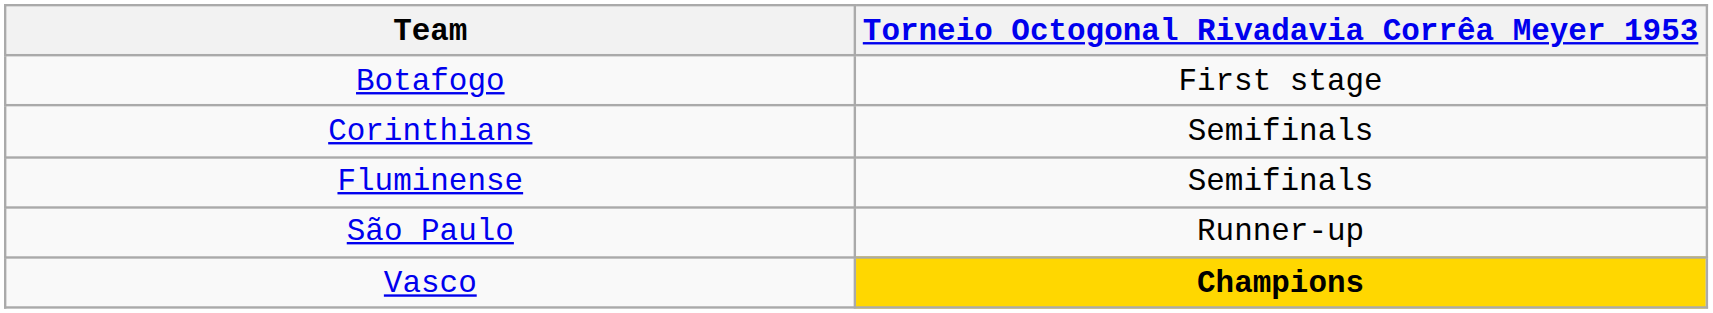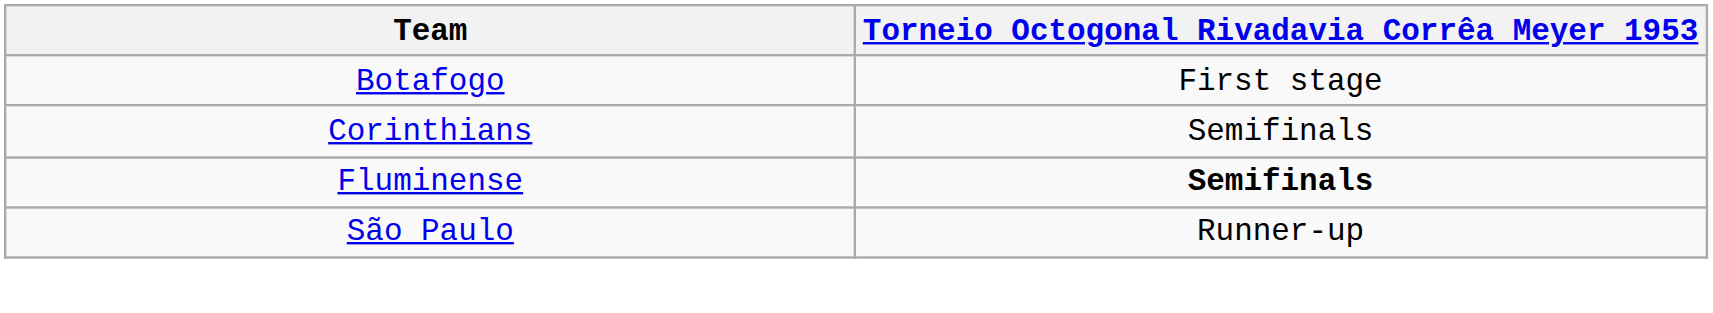(1281, 182) normal -> (1281, 182) bold
- row: (430, 283)
